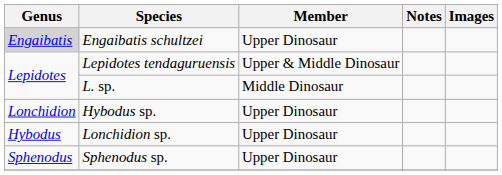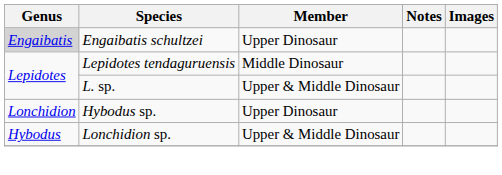(321, 63) Upper & Middle Dinosaur -> (293, 63) Middle Dinosaur
(293, 87) Middle Dinosaur -> (321, 87) Upper & Middle Dinosaur
(290, 134) Upper Dinosaur -> (321, 134) Upper & Middle Dinosaur
- row: (125, 157)
